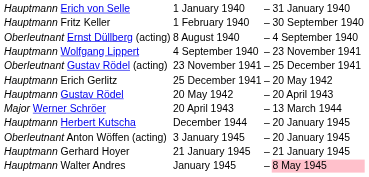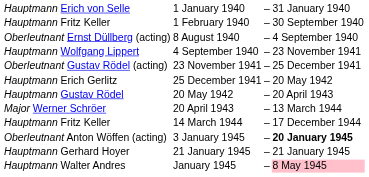+ row: (208, 123)
- row: (210, 123)
(311, 137) normal -> (313, 137) bold
